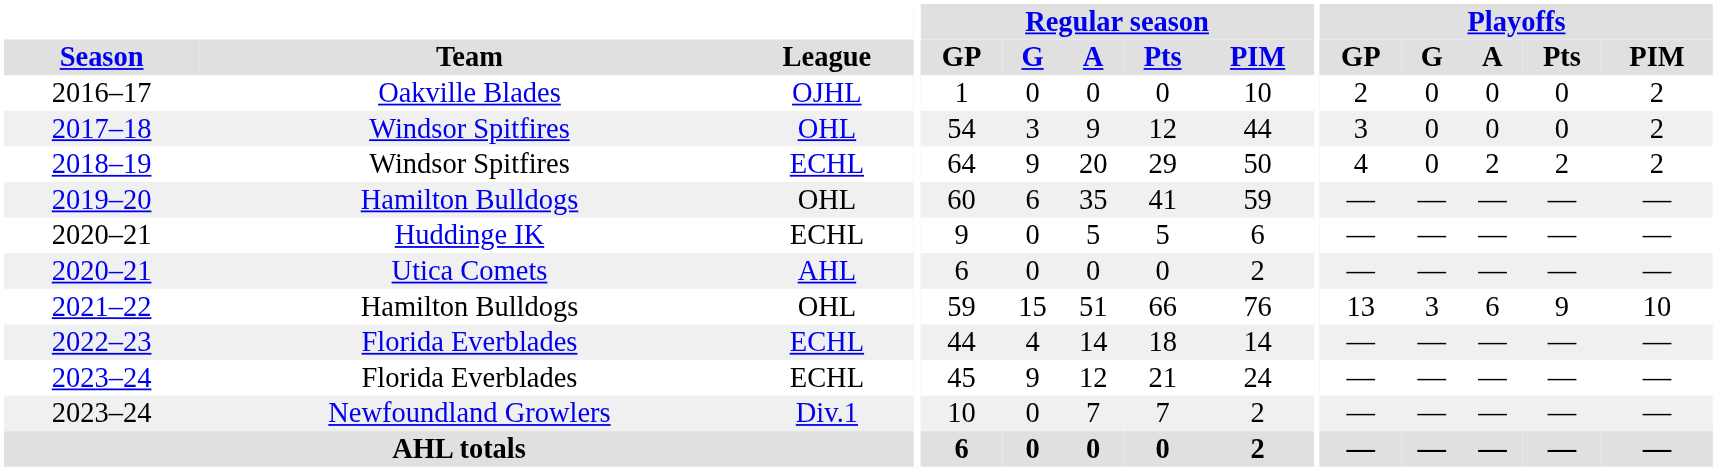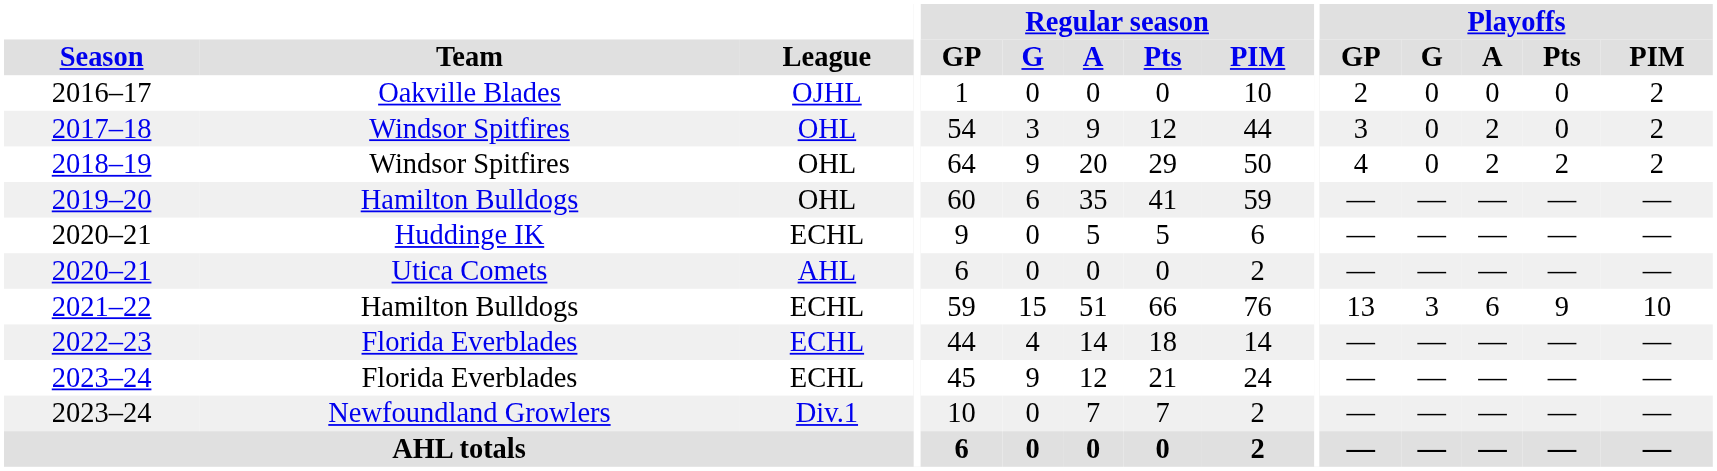(1492, 128) 0 -> (1492, 128) 2
(827, 163) ECHL -> (827, 163) OHL
(827, 306) OHL -> (827, 306) ECHL
